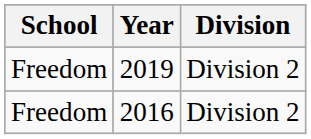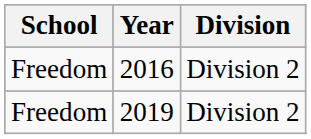rows swapped: (147, 111) <-> (147, 68)
